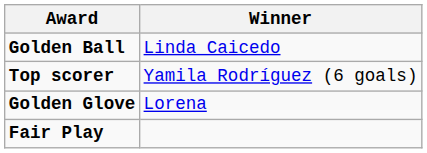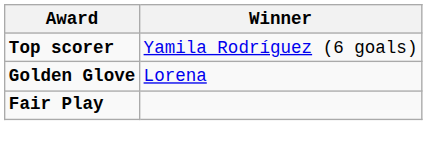- row: (67, 48)
